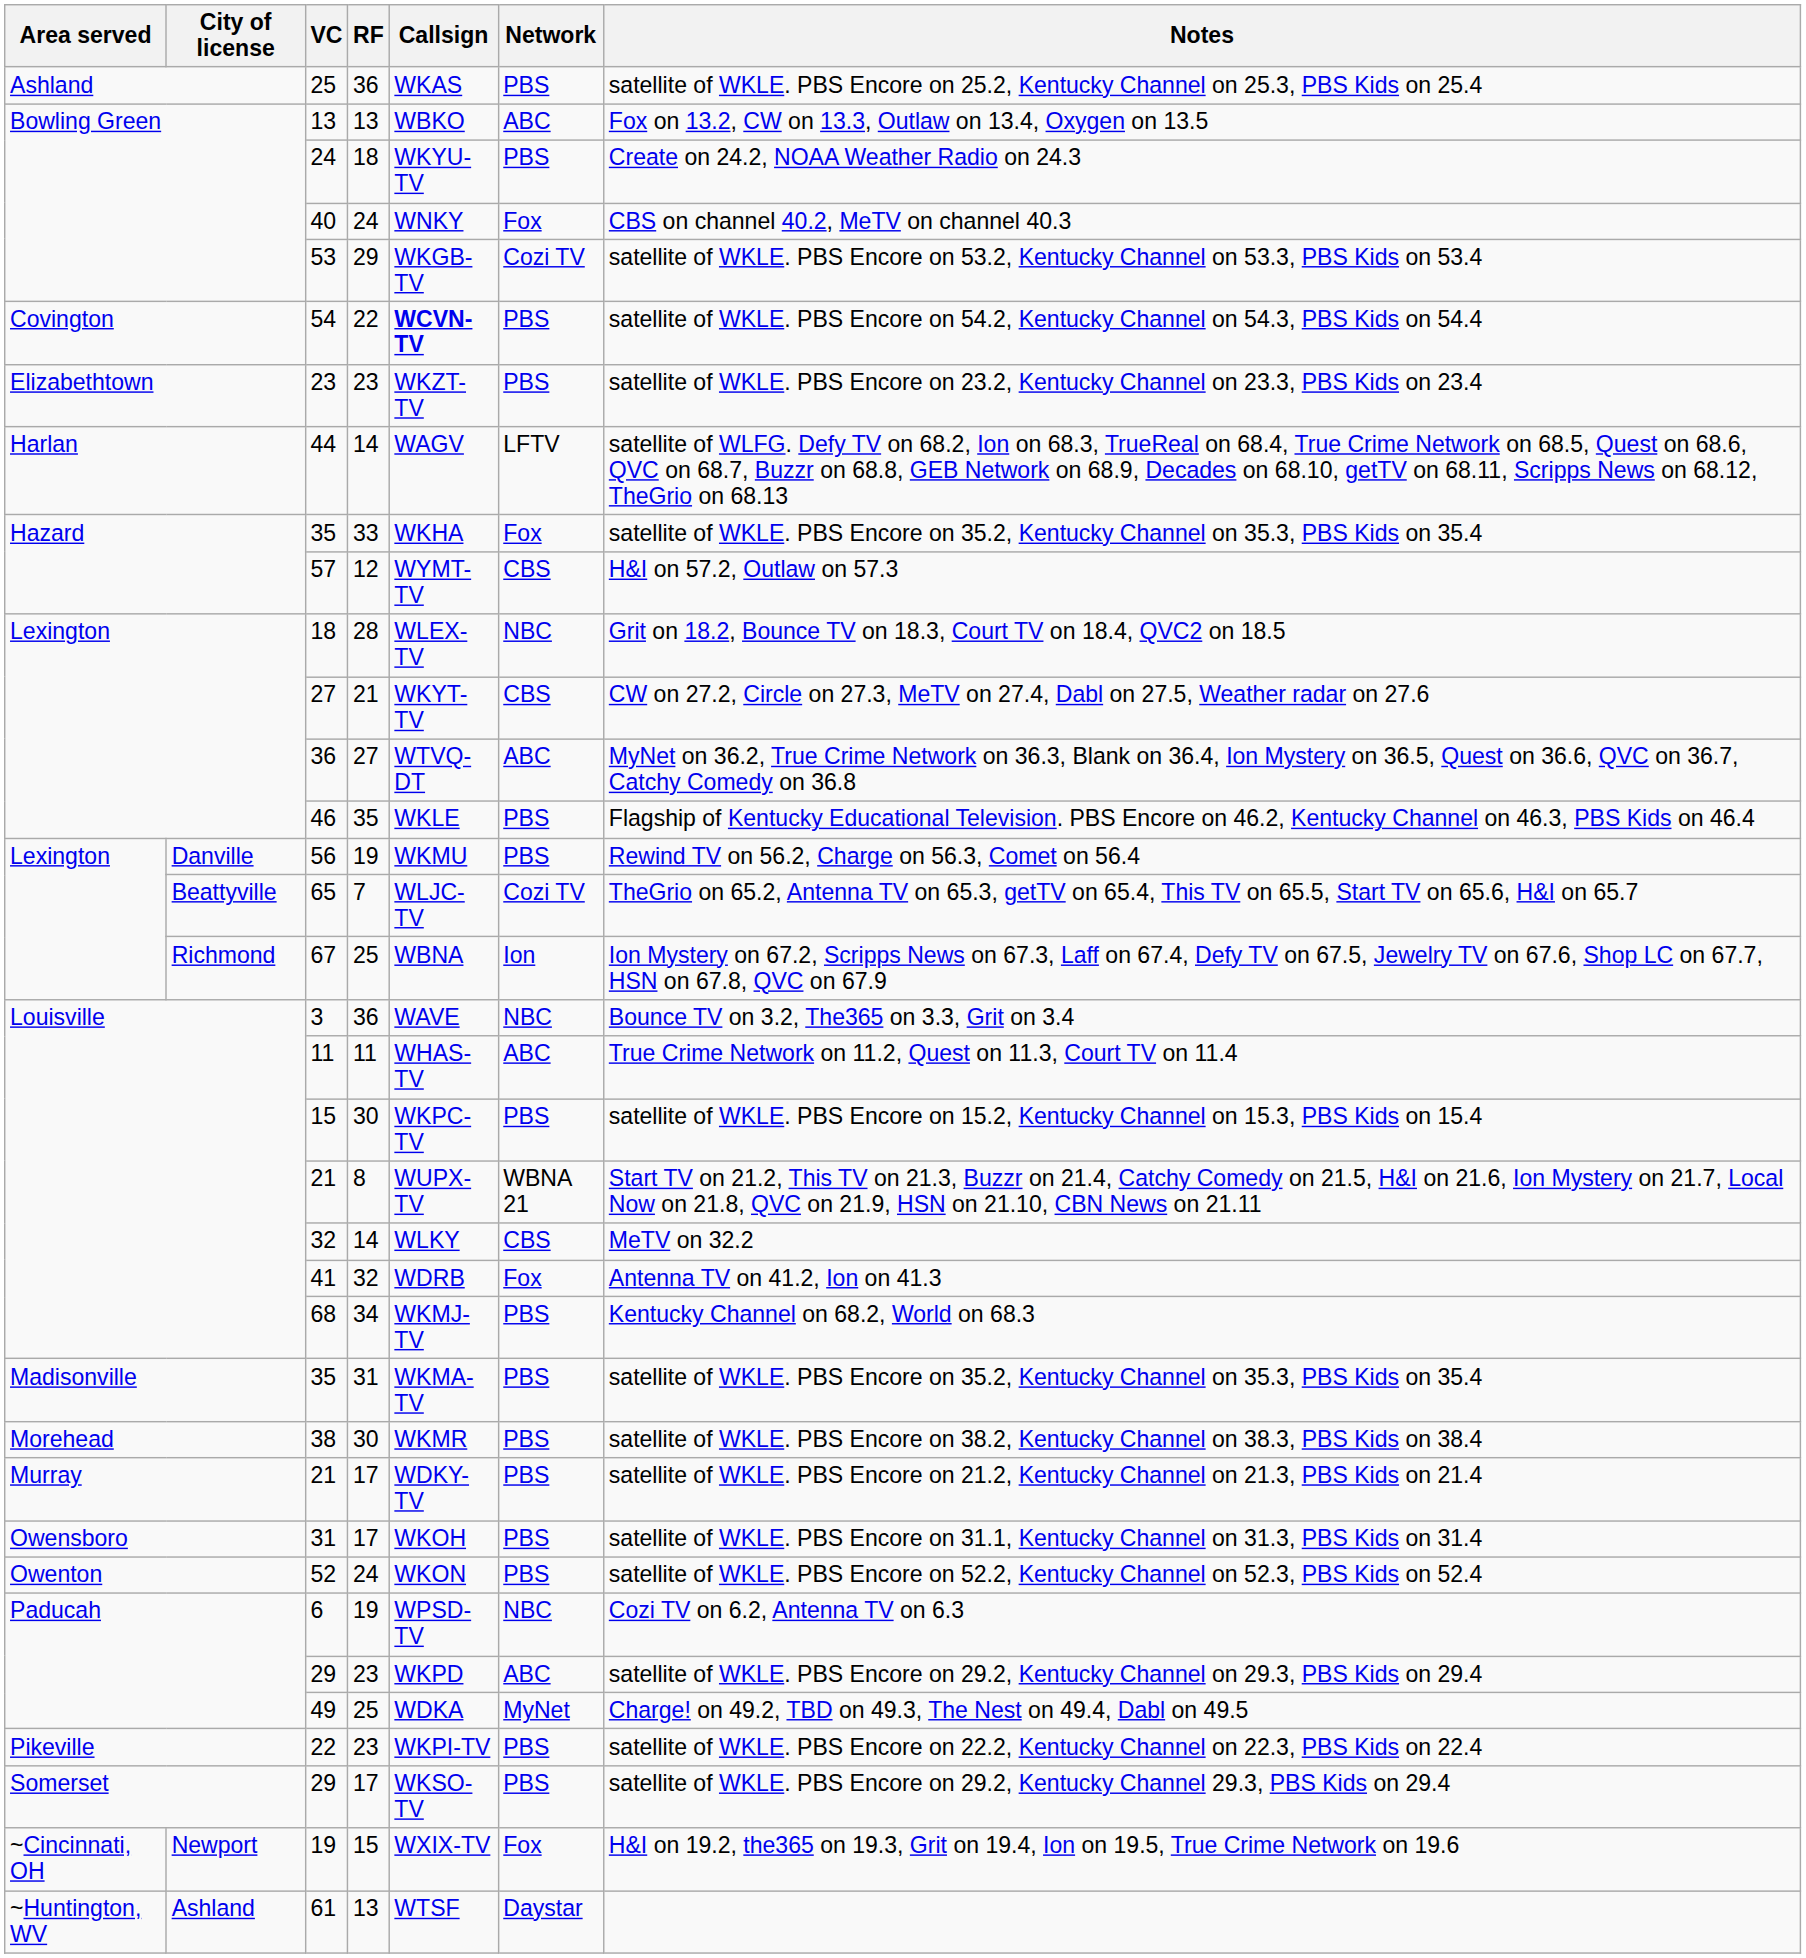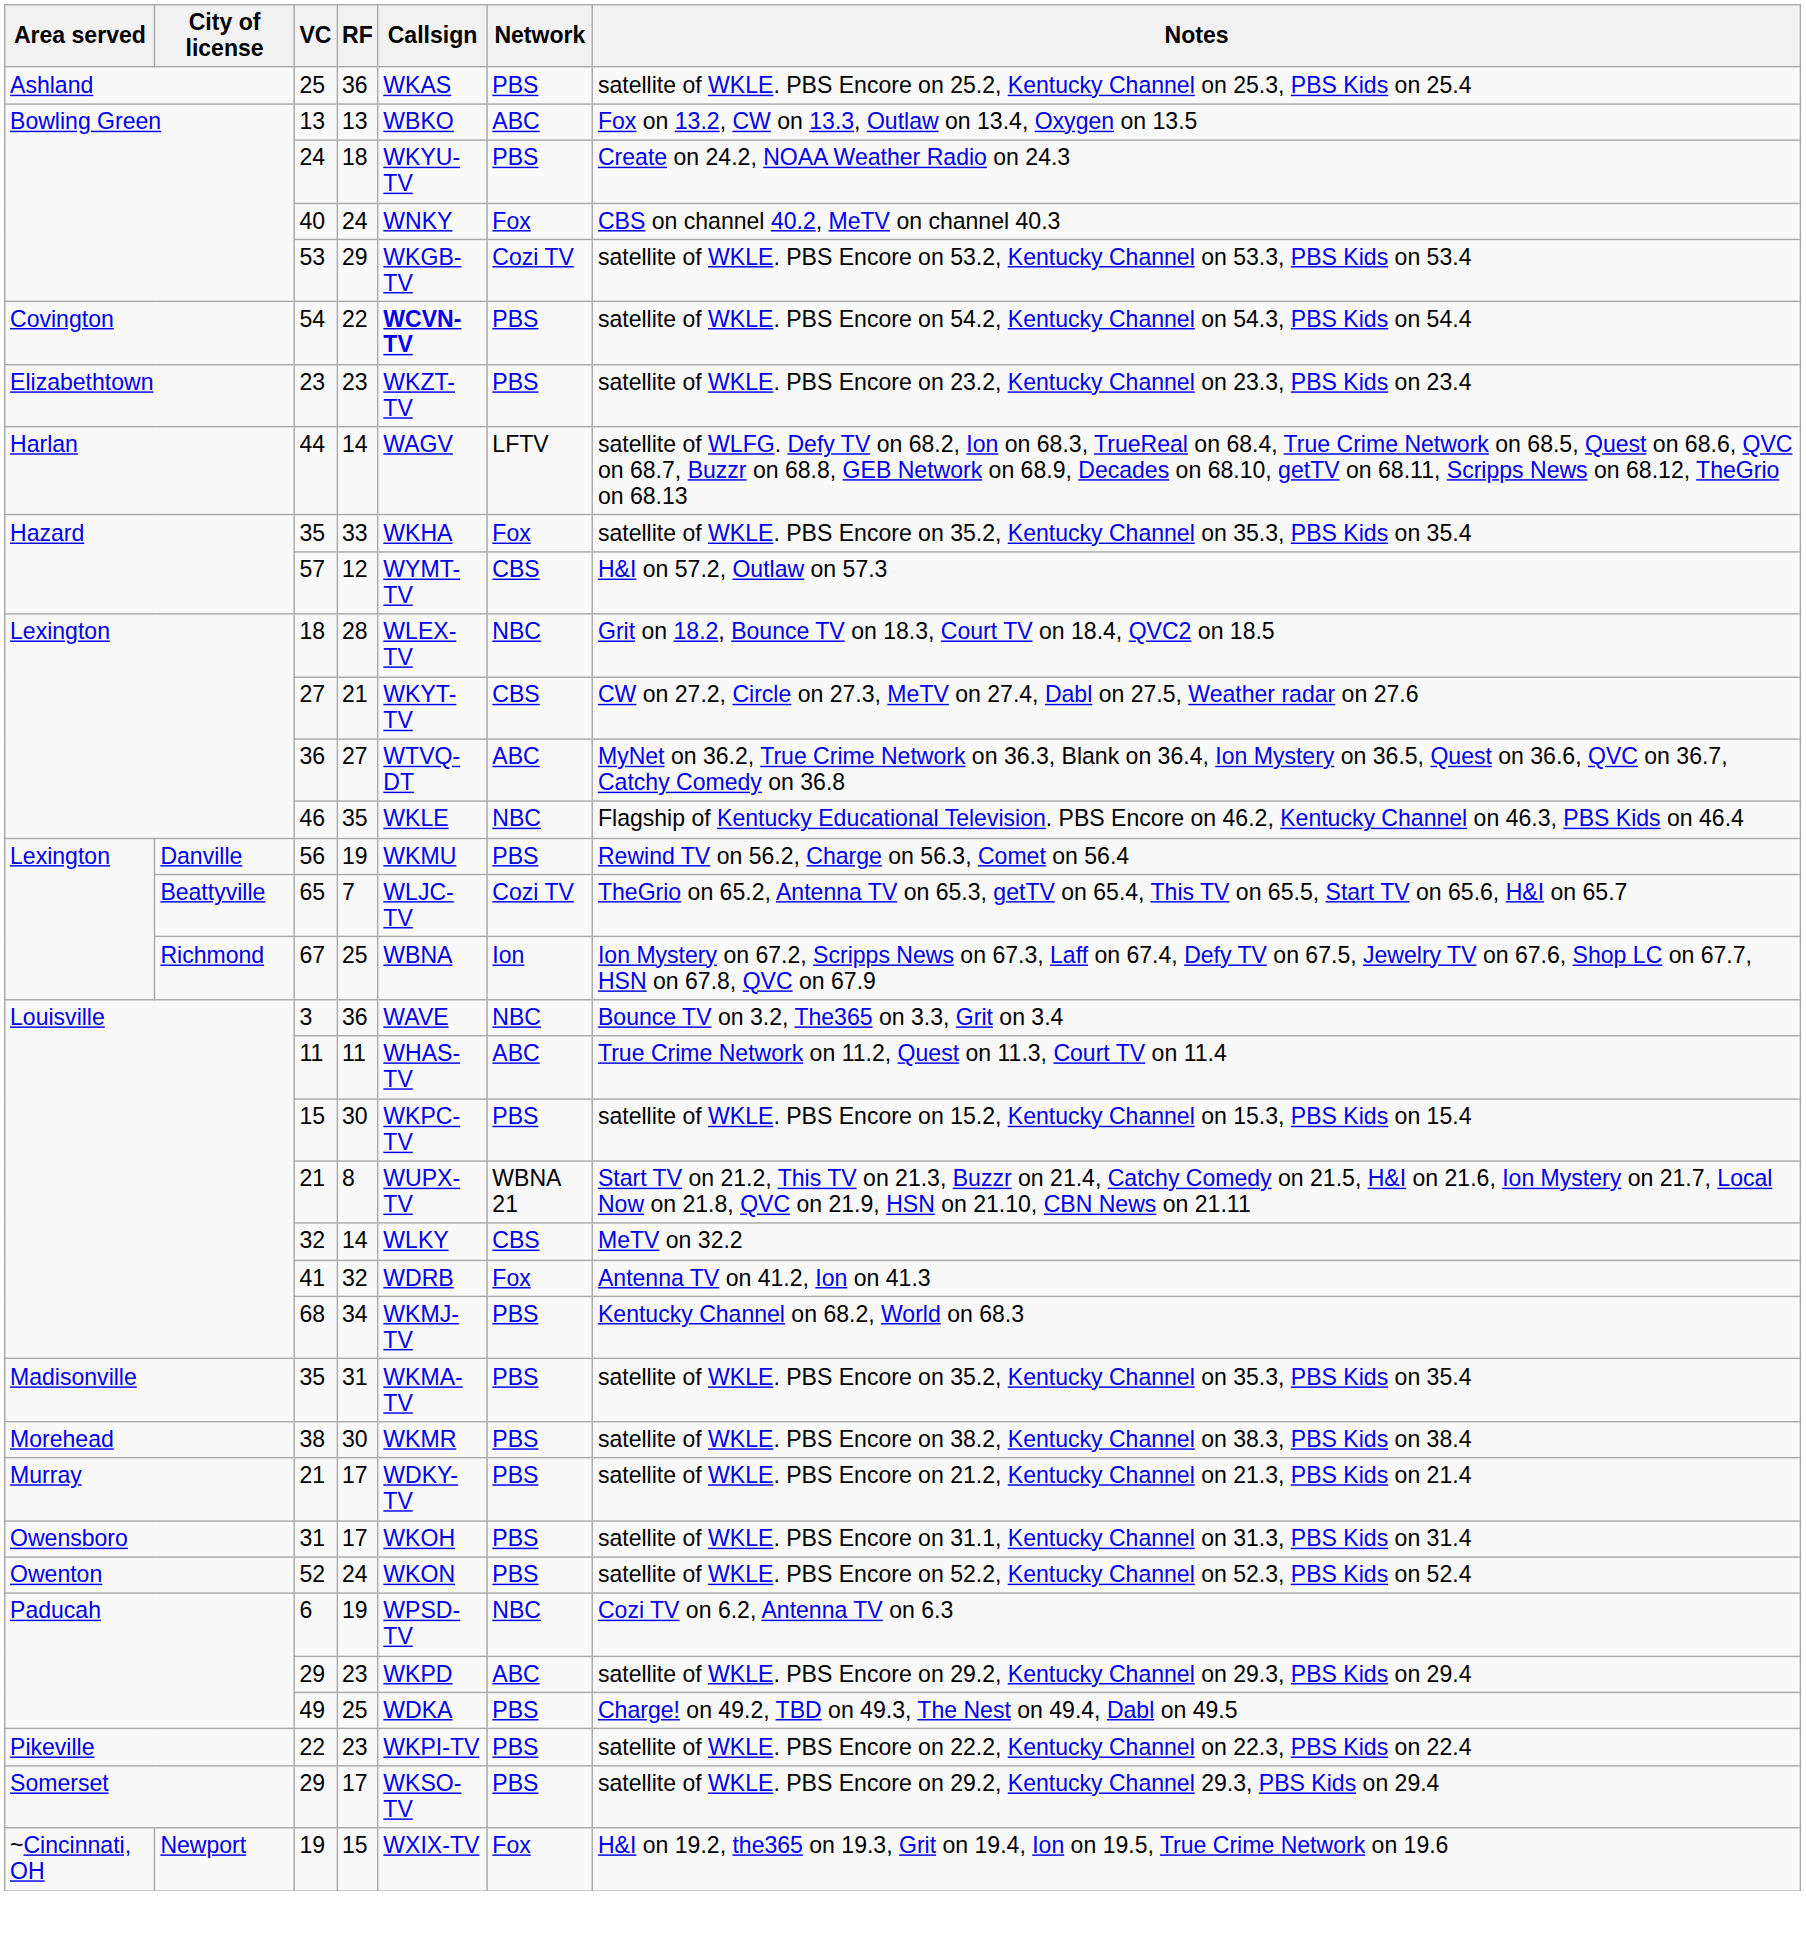(526, 819) PBS -> (517, 819) NBC
(537, 1710) MyNet -> (515, 1710) PBS
- row: (323, 1908)
